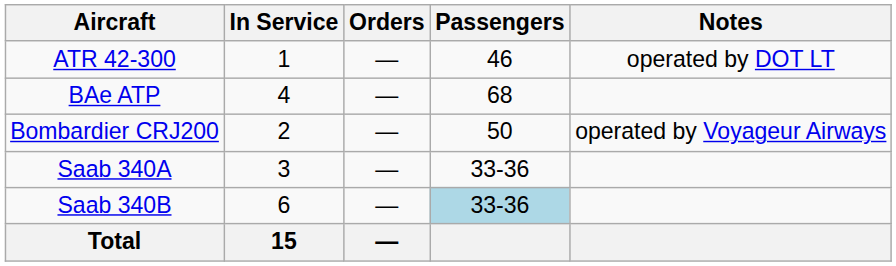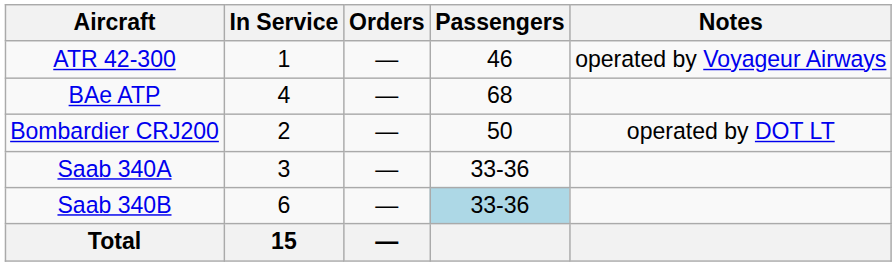(731, 59) operated by DOT LT -> (731, 59) operated by Voyageur Airways
(731, 132) operated by Voyageur Airways -> (731, 132) operated by DOT LT
